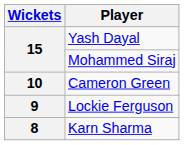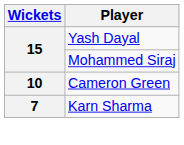- row: (121, 106)
(35, 128) 8 -> (35, 106) 7
